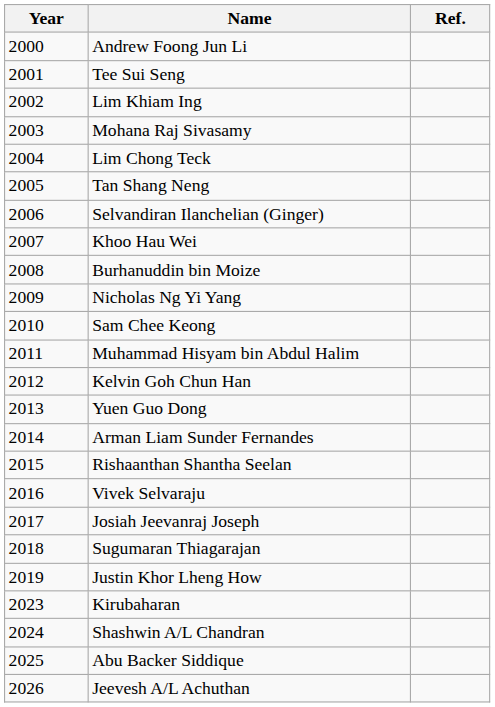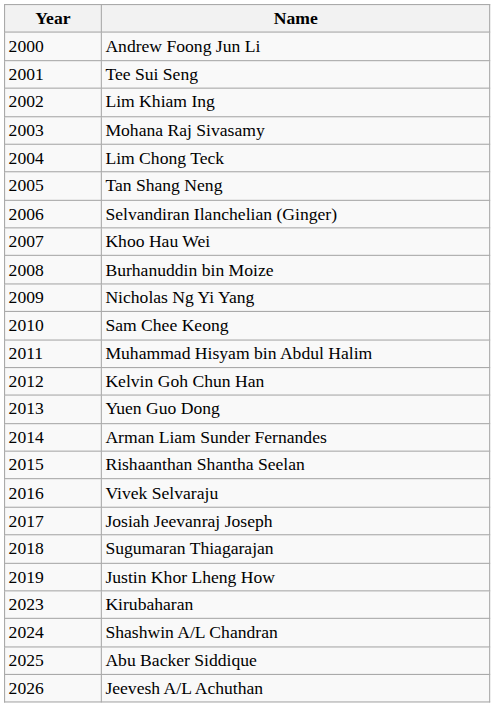- column: (450, 18)
